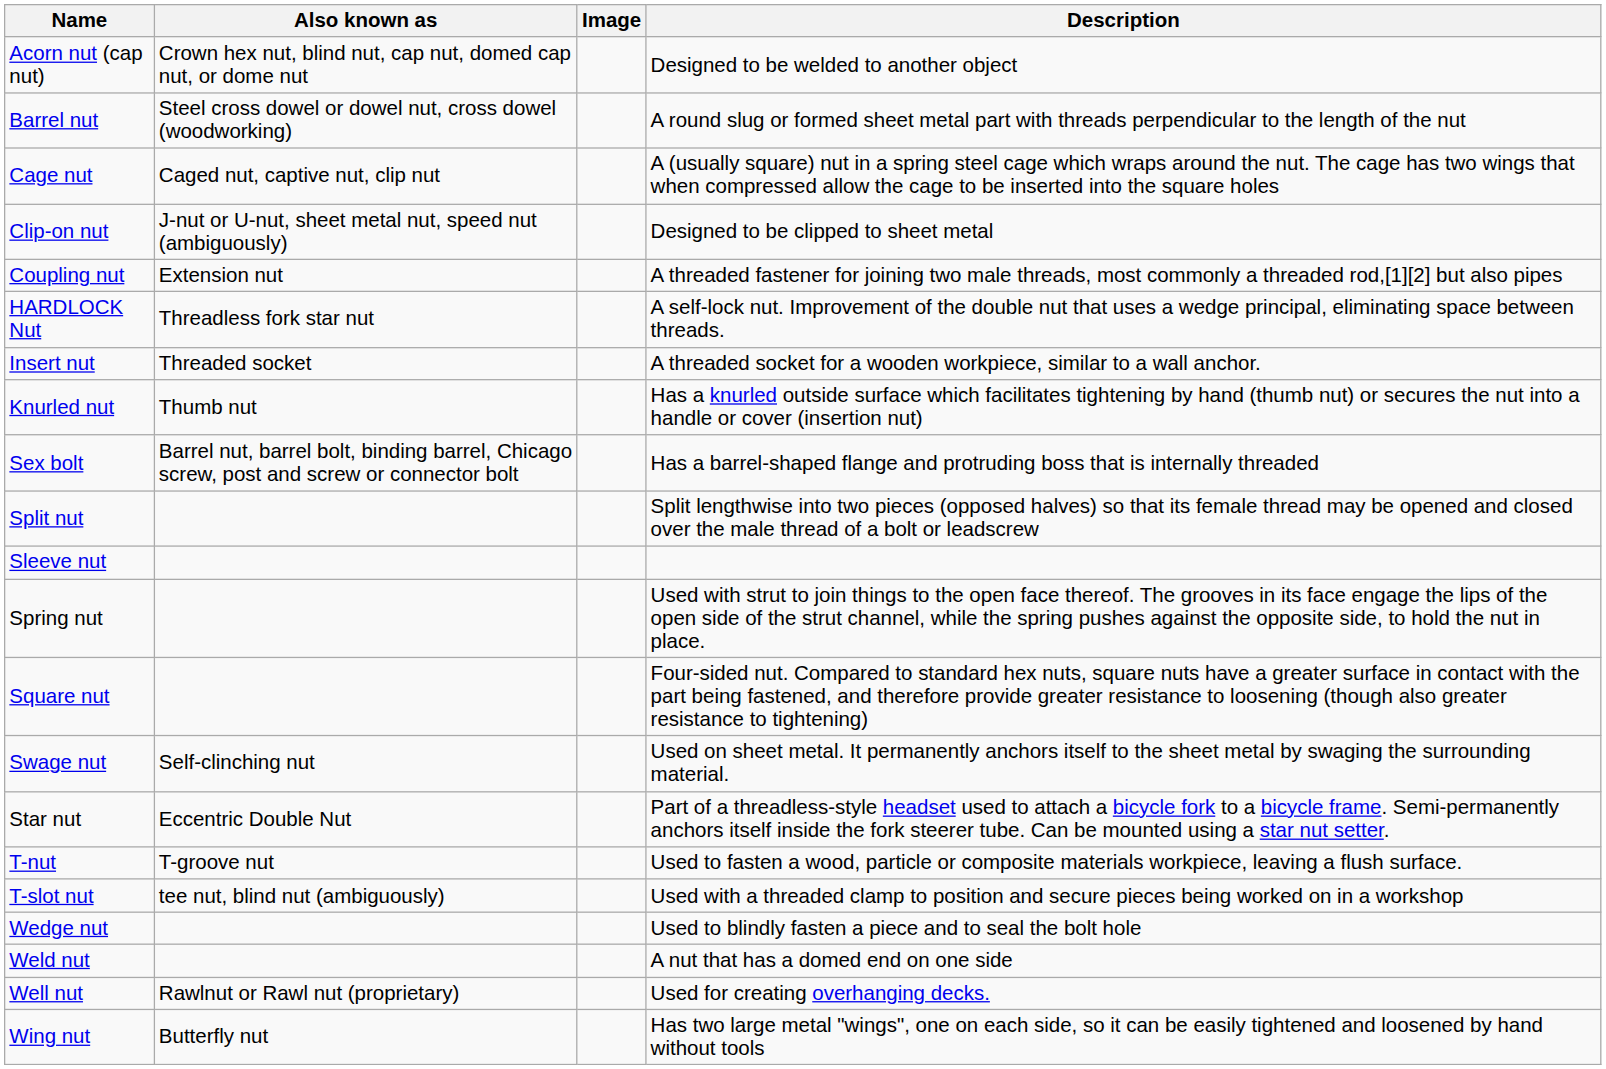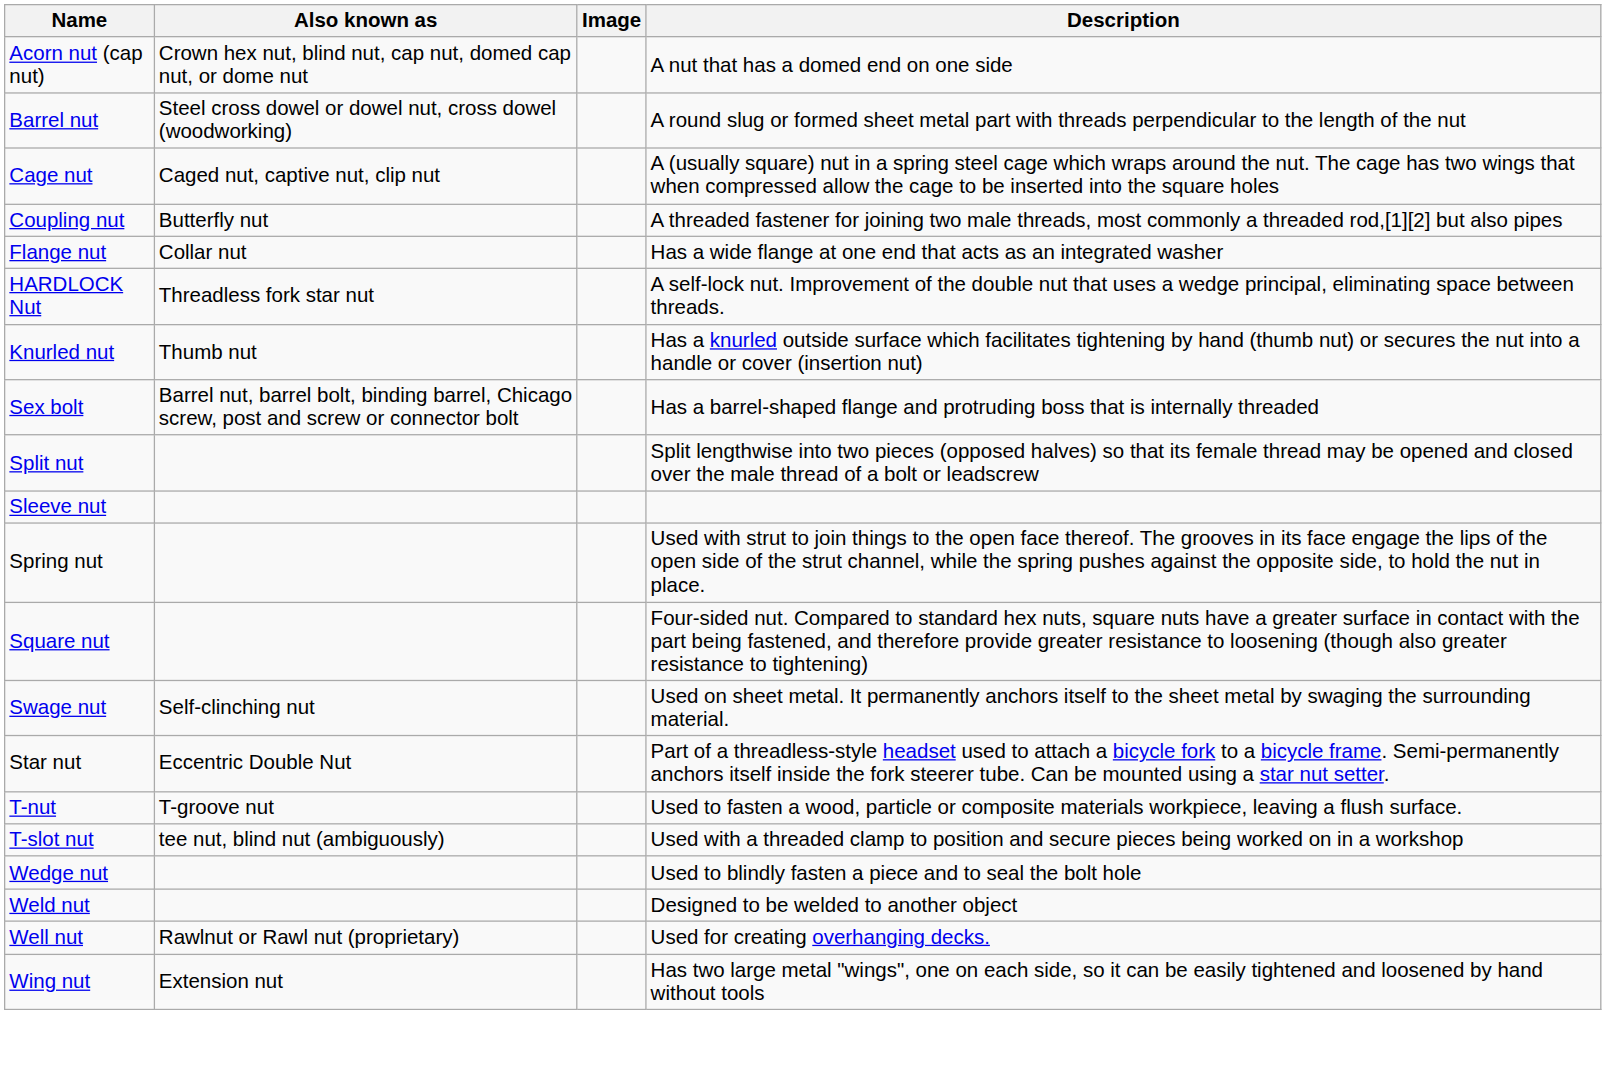(834, 64) Designed to be welded to another object -> (832, 64) A nut that has a domed end on one side
- row: (59, 231)
(221, 275) Extension nut -> (213, 219) Butterfly nut
+ row: (58, 252)
- row: (52, 363)
(832, 960) A nut that has a domed end on one side -> (834, 904) Designed to be welded to another object
(213, 1036) Butterfly nut -> (221, 981) Extension nut
